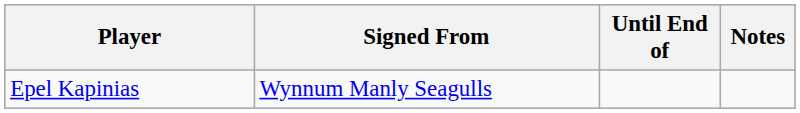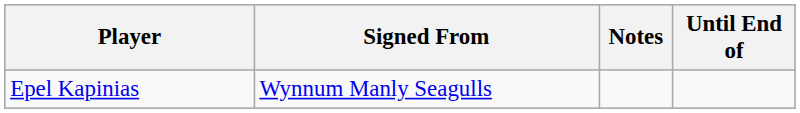columns swapped: (660, 37) <-> (758, 37)
